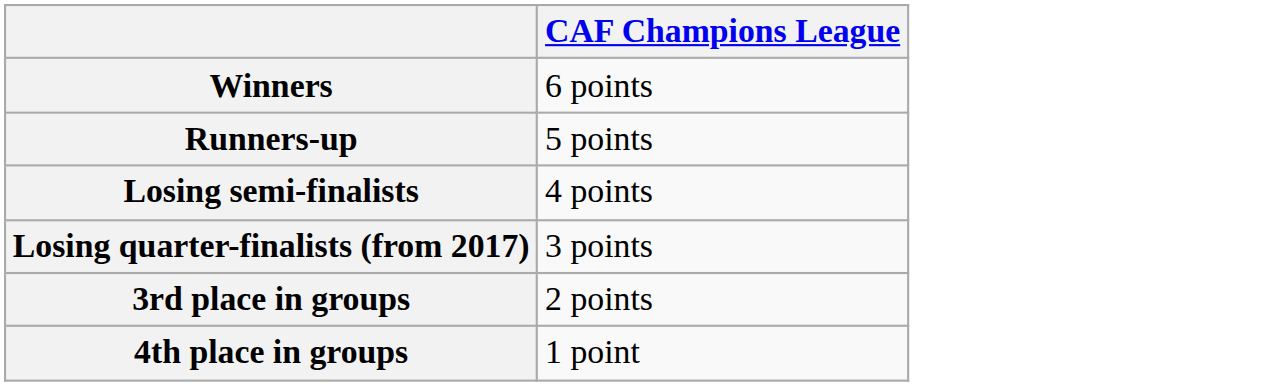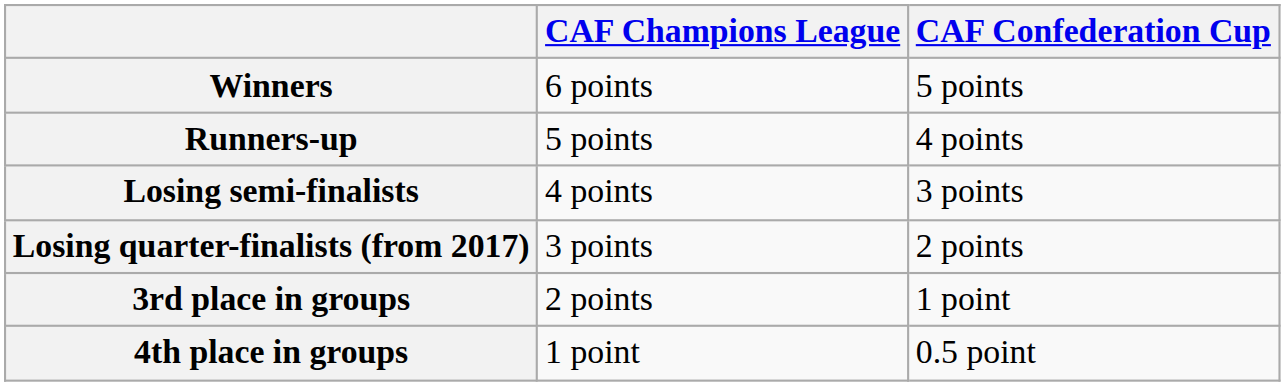+ column: (1093, 31)
